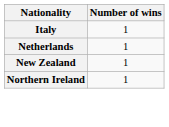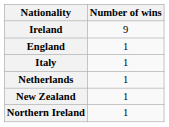+ row: (46, 29)
+ row: (46, 46)
